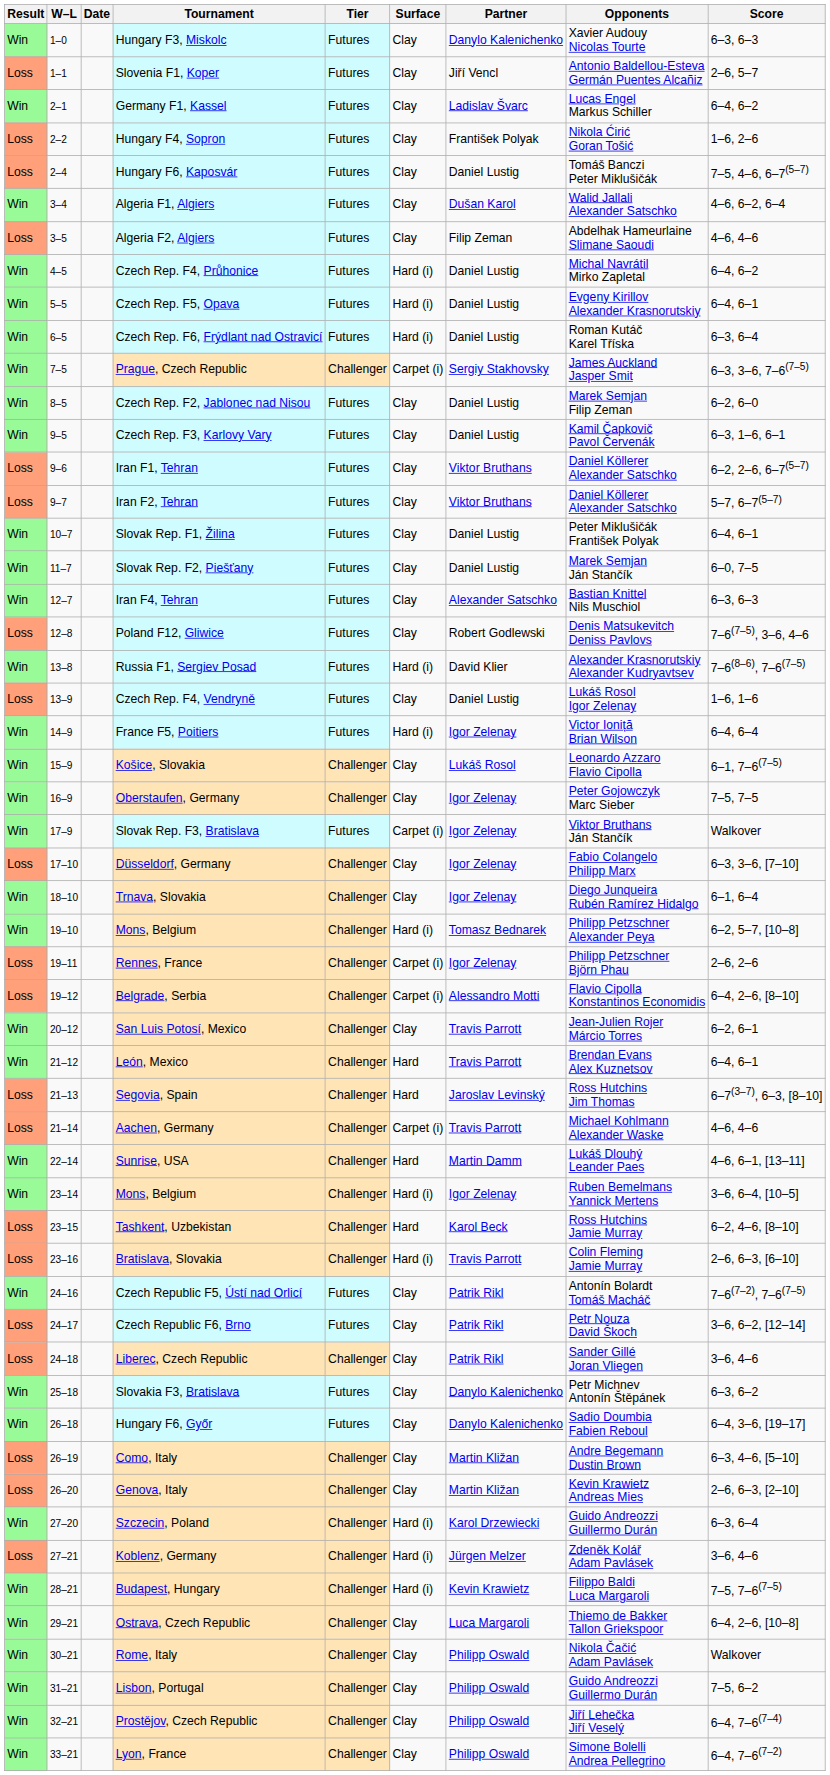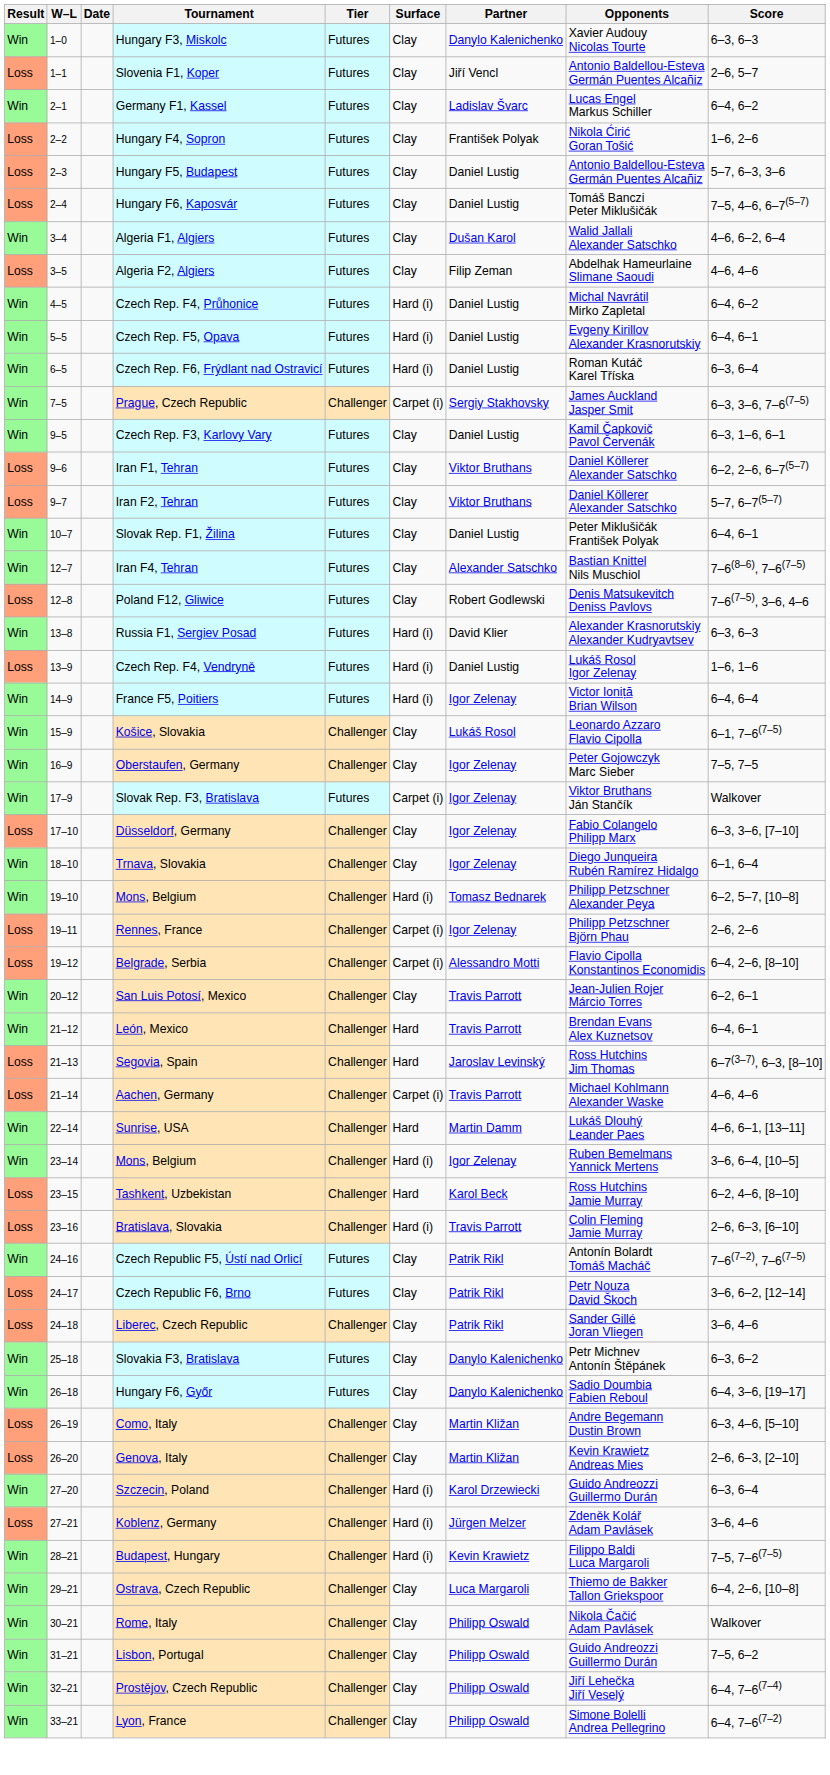+ row: (58, 172)
- row: (58, 403)
- row: (61, 568)
(734, 600) 6–3, 6–3 -> (758, 567) 7–6(8–6), 7–6(7–5)
(758, 666) 7–6(8–6), 7–6(7–5) -> (734, 633) 6–3, 6–3
(405, 699) Clay -> (413, 666) Hard (i)
